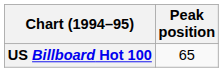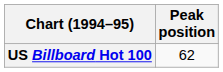(187, 55) 65 -> (187, 55) 62
